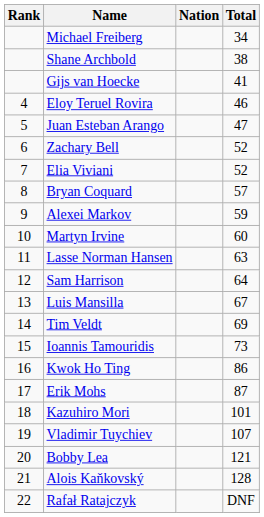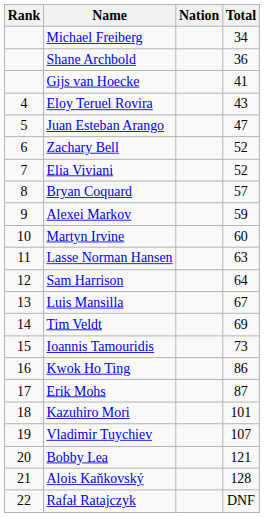(241, 59) 38 -> (241, 59) 36
(241, 103) 46 -> (241, 103) 43
